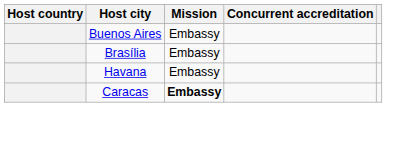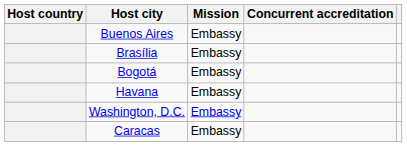+ row: (137, 72)
+ row: (137, 111)
(194, 92) bold -> (216, 131) normal
